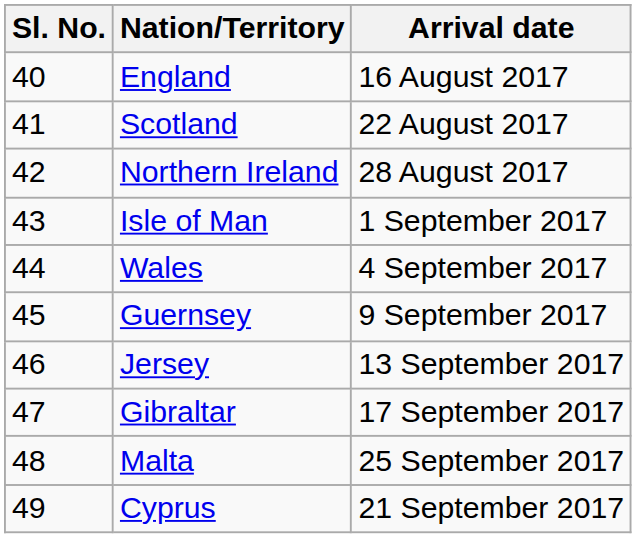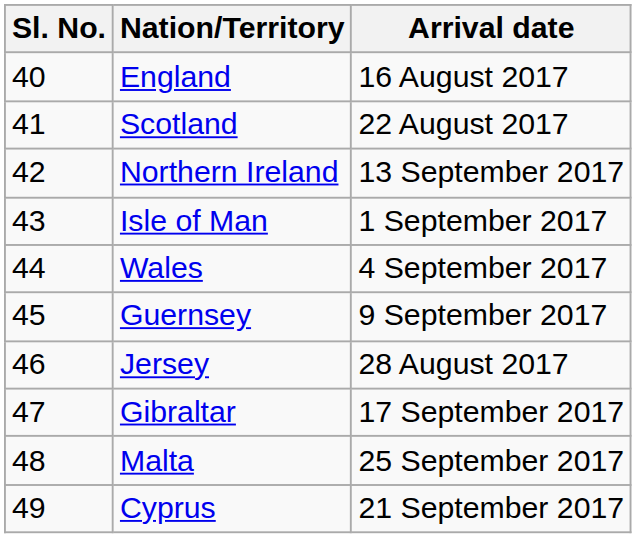(464, 172) 28 August 2017 -> (491, 172) 13 September 2017
(491, 364) 13 September 2017 -> (464, 364) 28 August 2017
